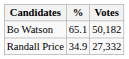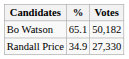(107, 46) 27,332 -> (107, 46) 27,330
